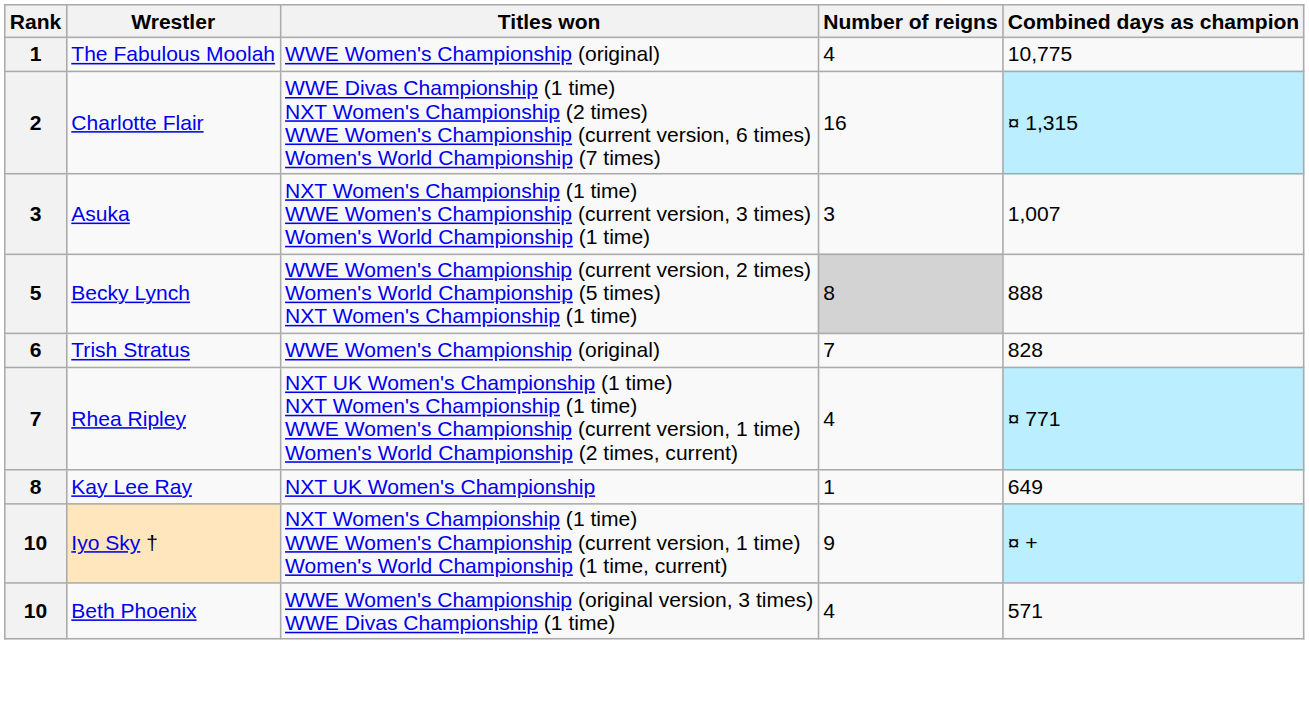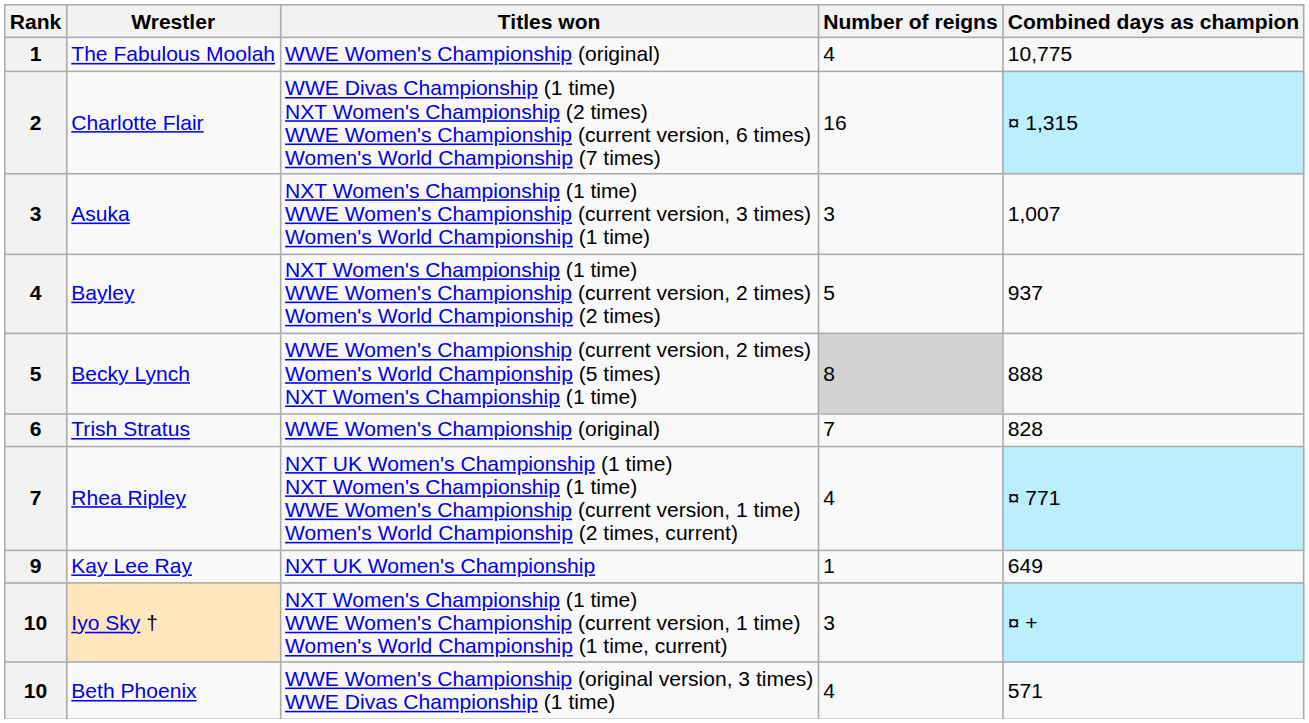+ row: (103, 293)
(36, 486) 8 -> (36, 566) 9
(829, 543) 9 -> (829, 622) 3
